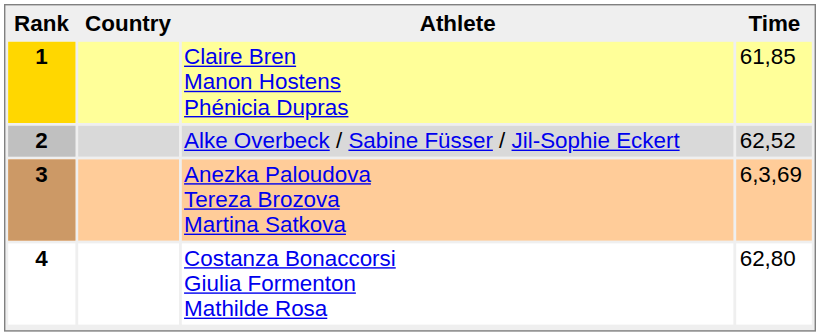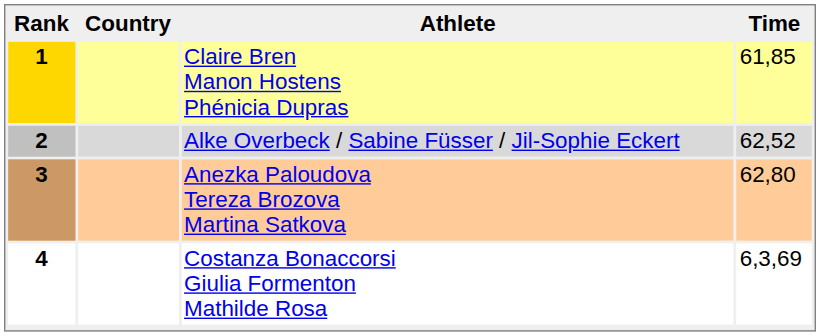(771, 174) 6,3,69 -> (768, 174) 62,80
(768, 258) 62,80 -> (771, 258) 6,3,69
